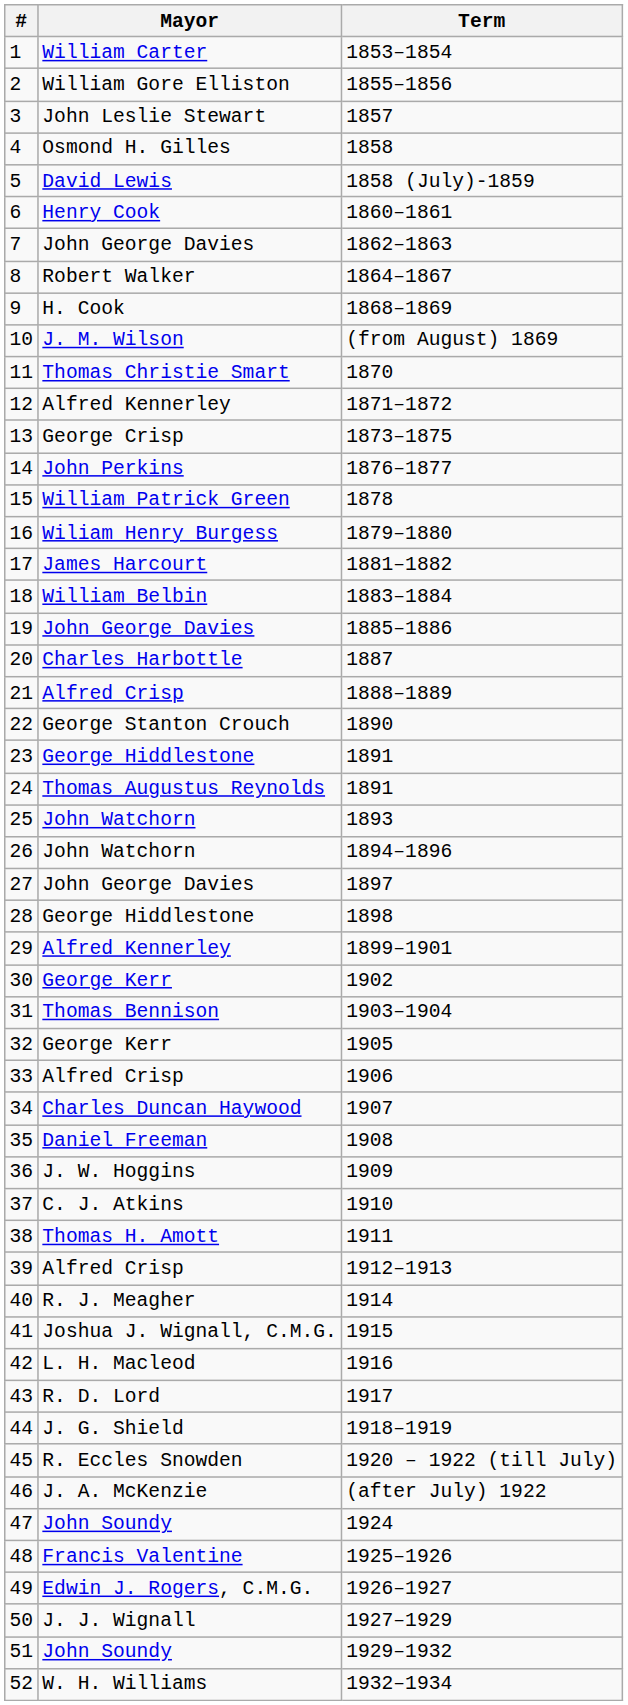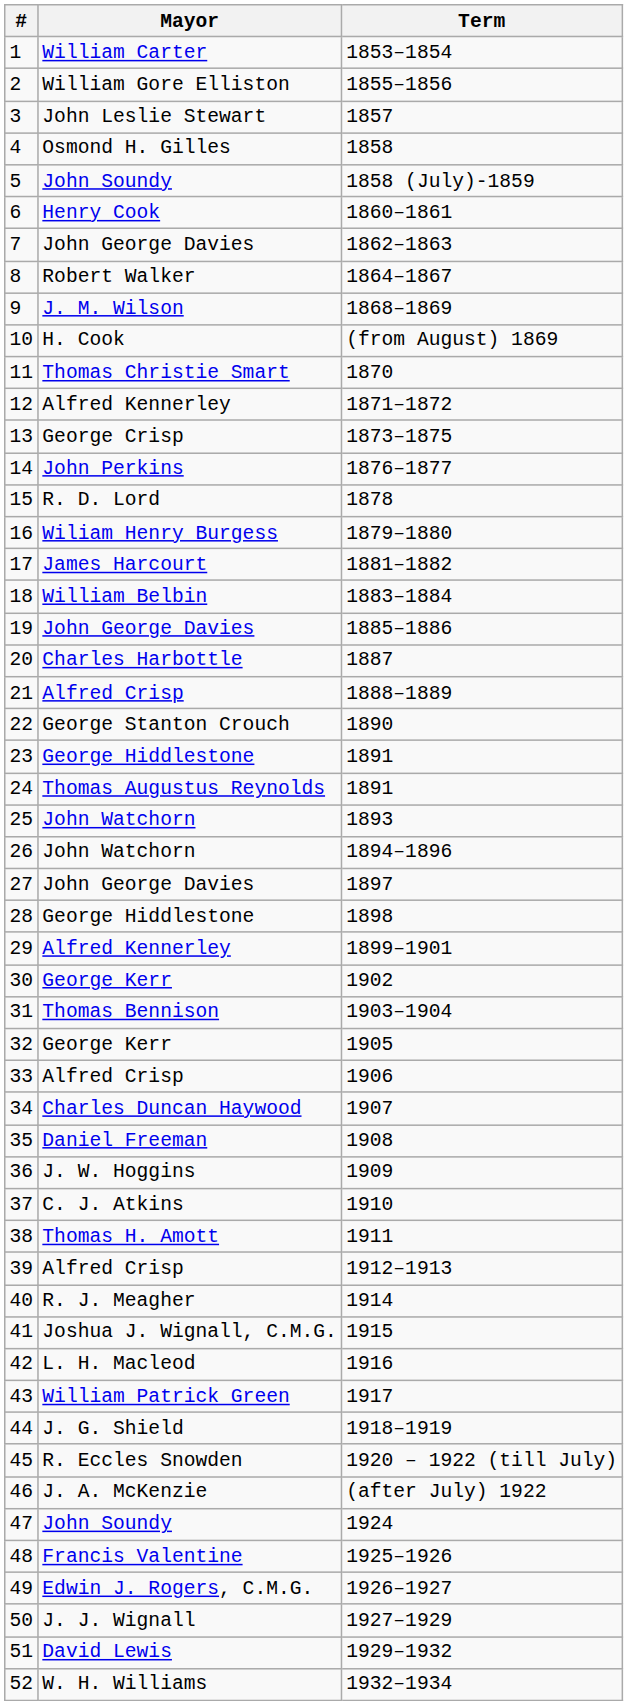(107, 181) David Lewis -> (107, 181) John Soundy
(84, 309) H. Cook -> (113, 309) J. M. Wilson
(113, 341) J. M. Wilson -> (84, 341) H. Cook
(166, 501) William Patrick Green -> (101, 501) R. D. Lord
(101, 1396) R. D. Lord -> (166, 1396) William Patrick Green
(107, 1652) John Soundy -> (107, 1652) David Lewis
